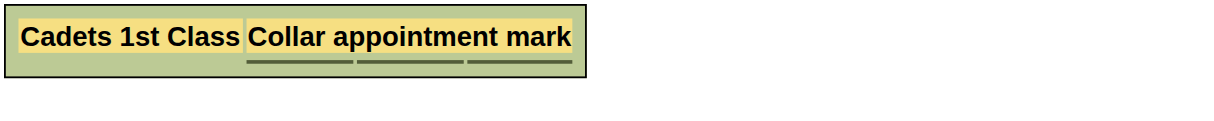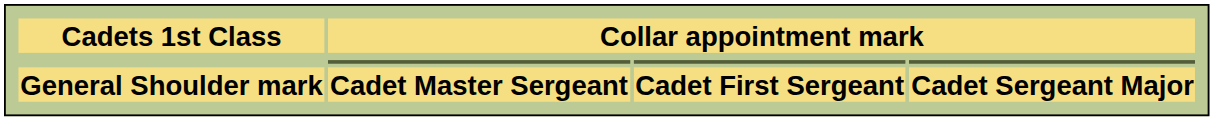+ row: (172, 85)
